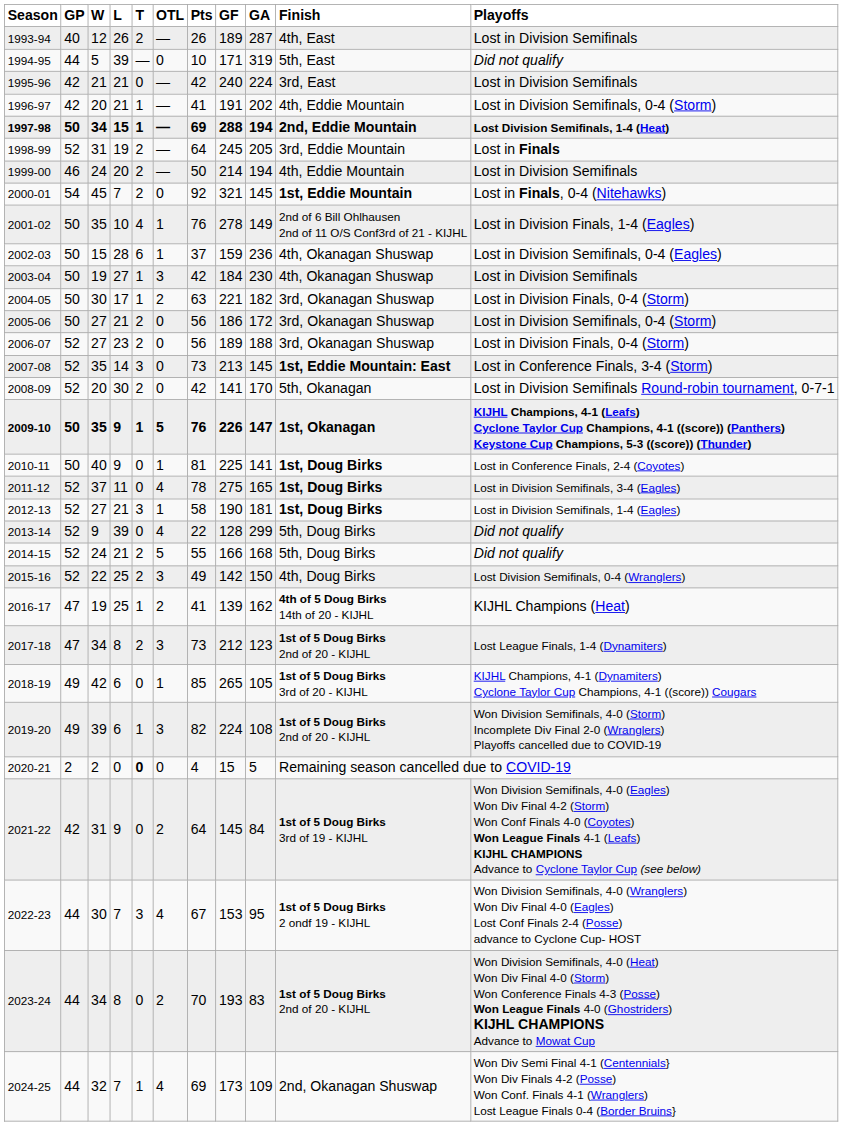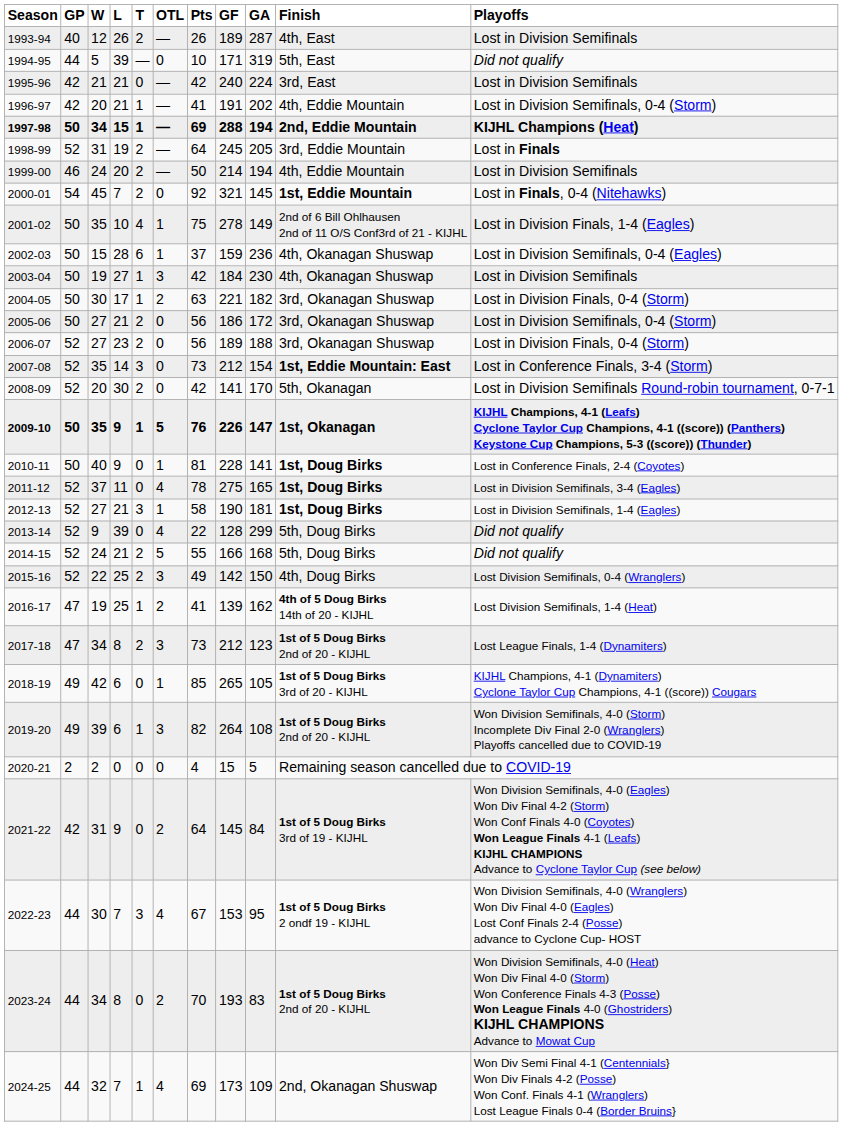(571, 128) Lost Division Semifinals, 1-4 (Heat) -> (556, 127) KIJHL Champions (Heat)
(198, 224) 76 -> (198, 224) 75
(231, 366) 213 -> (231, 366) 212
(261, 366) 145 -> (261, 366) 154
(231, 465) 225 -> (231, 465) 228
(552, 607) KIJHL Champions (Heat) -> (565, 607) Lost Division Semifinals, 1-4 (Heat)
(231, 729) 224 -> (231, 729) 264
(139, 767) bold -> (139, 767) normal
